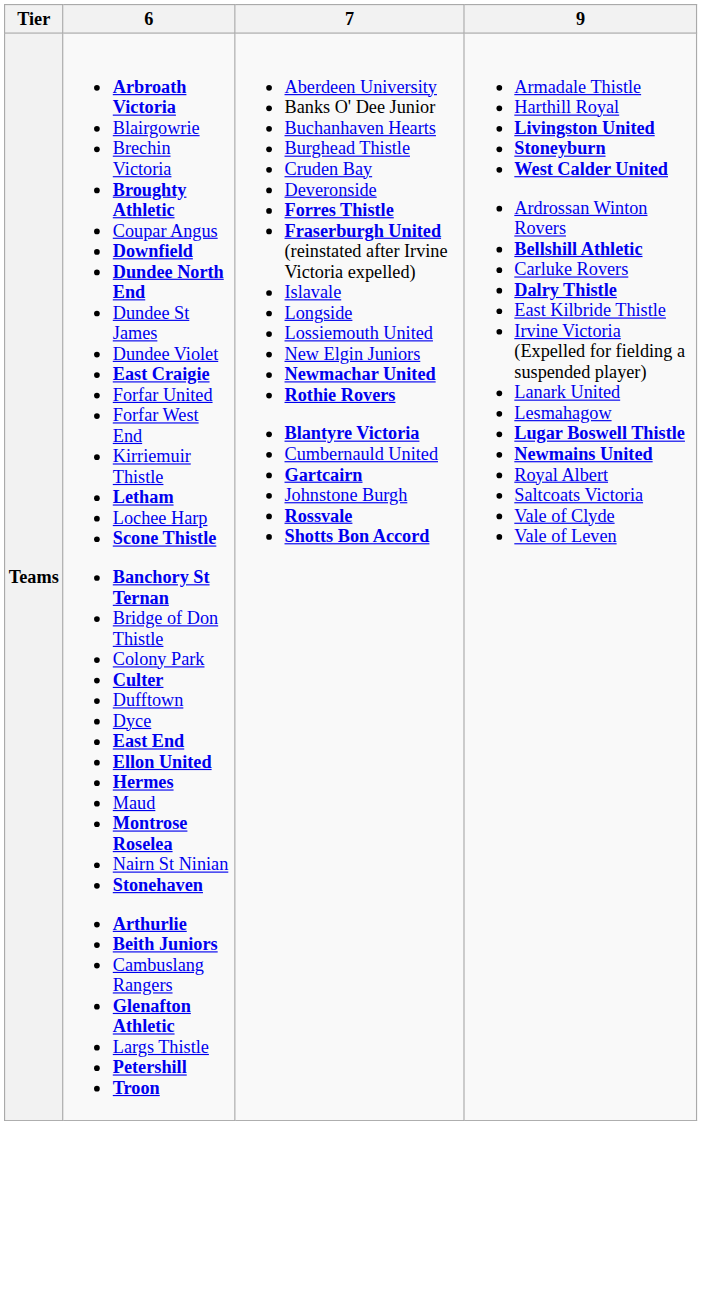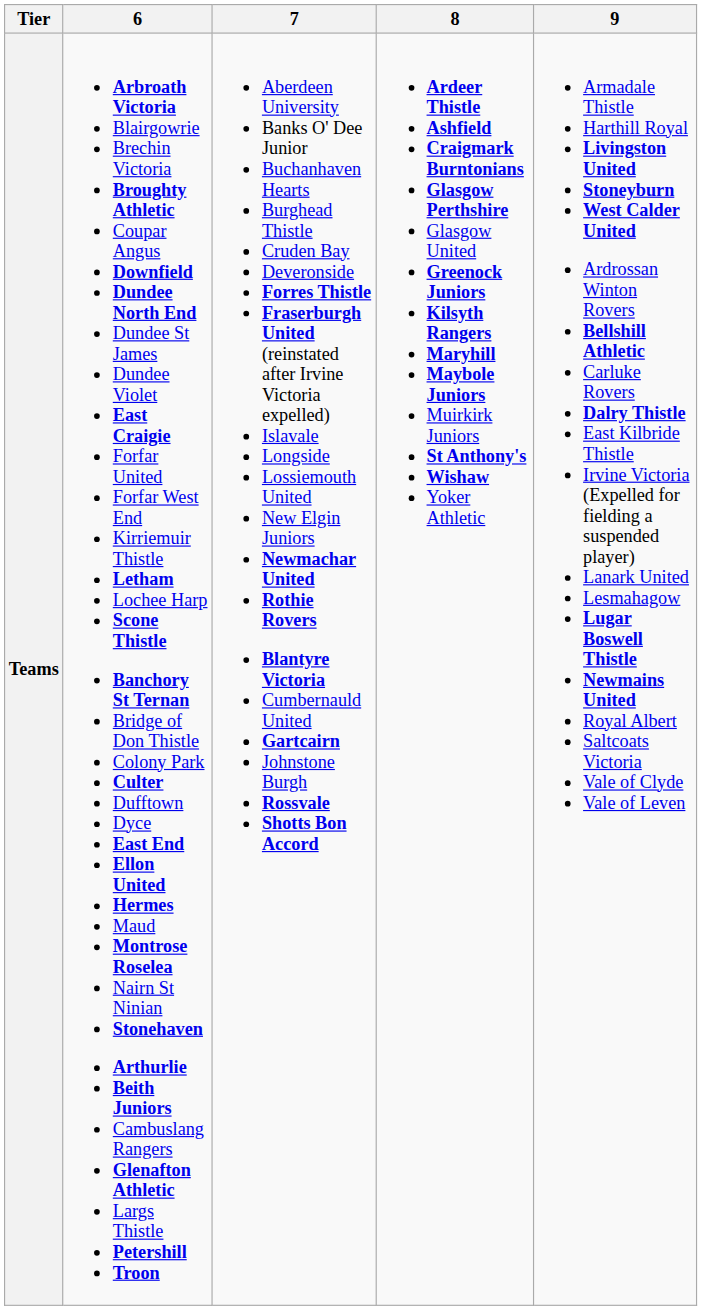+ column: (455, 18)
